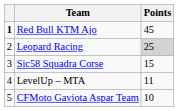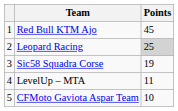(9, 30) bold -> (9, 30) normal
(149, 64) 15 -> (149, 64) 19
